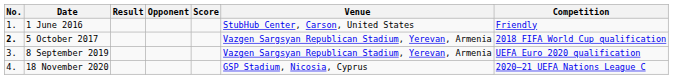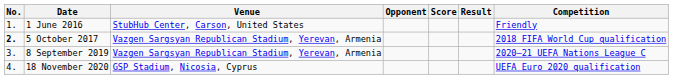columns swapped: (357, 11) <-> (128, 11)
(568, 53) UEFA Euro 2020 qualification -> (571, 53) 2020–21 UEFA Nations League C
(571, 67) 2020–21 UEFA Nations League C -> (568, 67) UEFA Euro 2020 qualification
